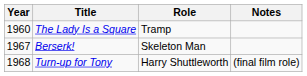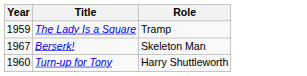- column: (266, 12)
(19, 29) 1960 -> (19, 29) 1959
(19, 63) 1968 -> (19, 63) 1960
